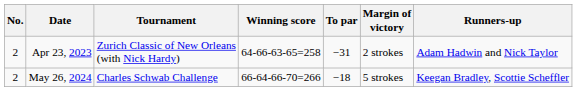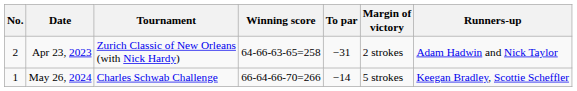(15, 77) 2 -> (15, 77) 1
(342, 77) −18 -> (342, 77) −14
